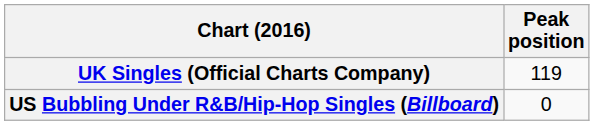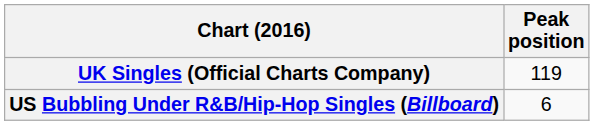(546, 104) 0 -> (546, 104) 6
